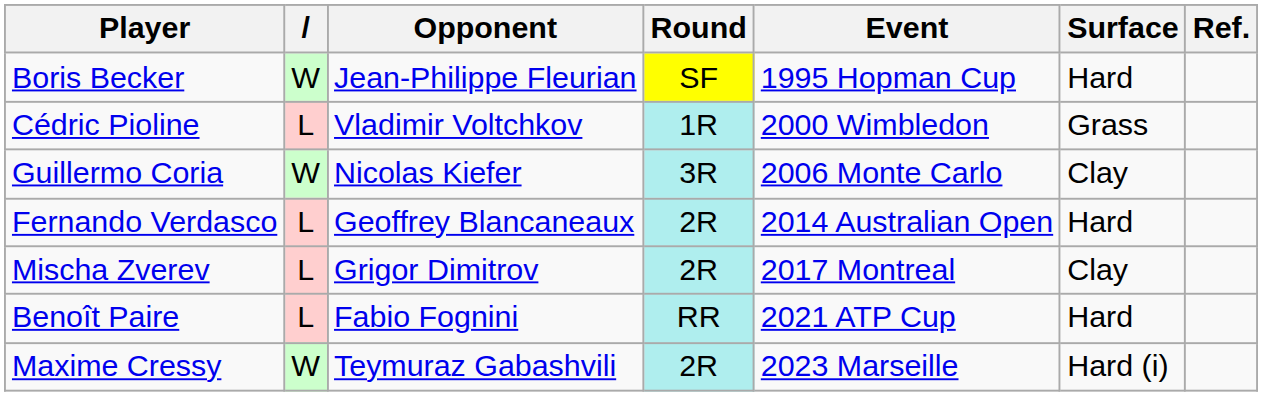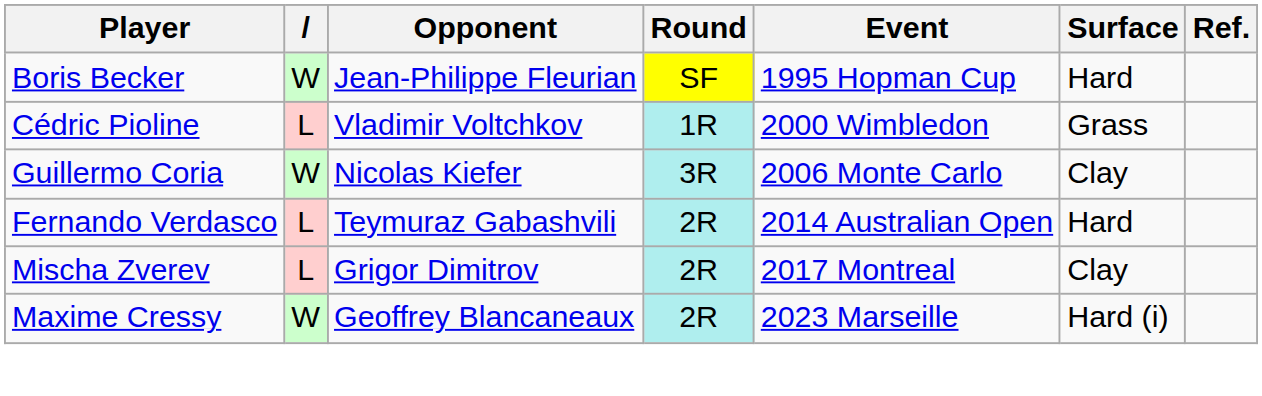(484, 221) Geoffrey Blancaneaux -> (475, 221) Teymuraz Gabashvili
- row: (96, 317)
(475, 366) Teymuraz Gabashvili -> (484, 317) Geoffrey Blancaneaux
